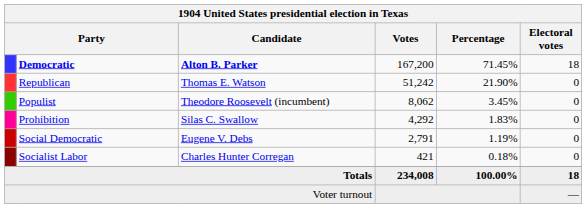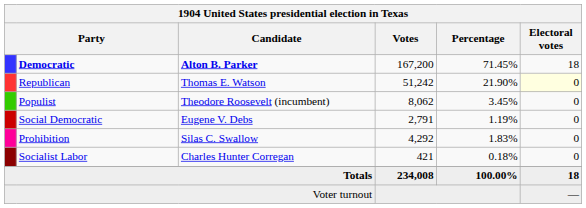(576, 82) no background -> (576, 82) lightyellow background
rows swapped: (44, 120) <-> (61, 138)
